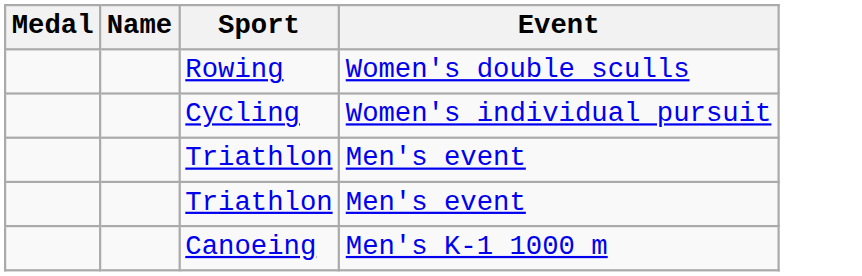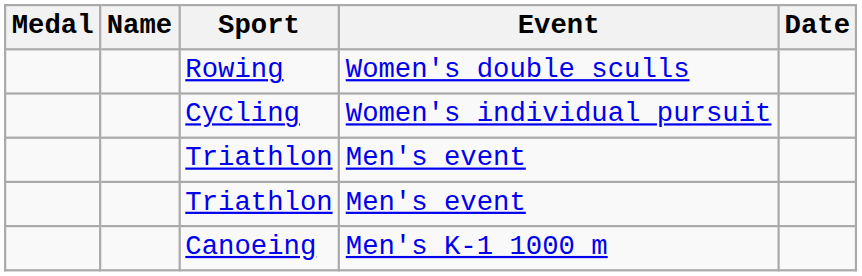+ column: (817, 27)
